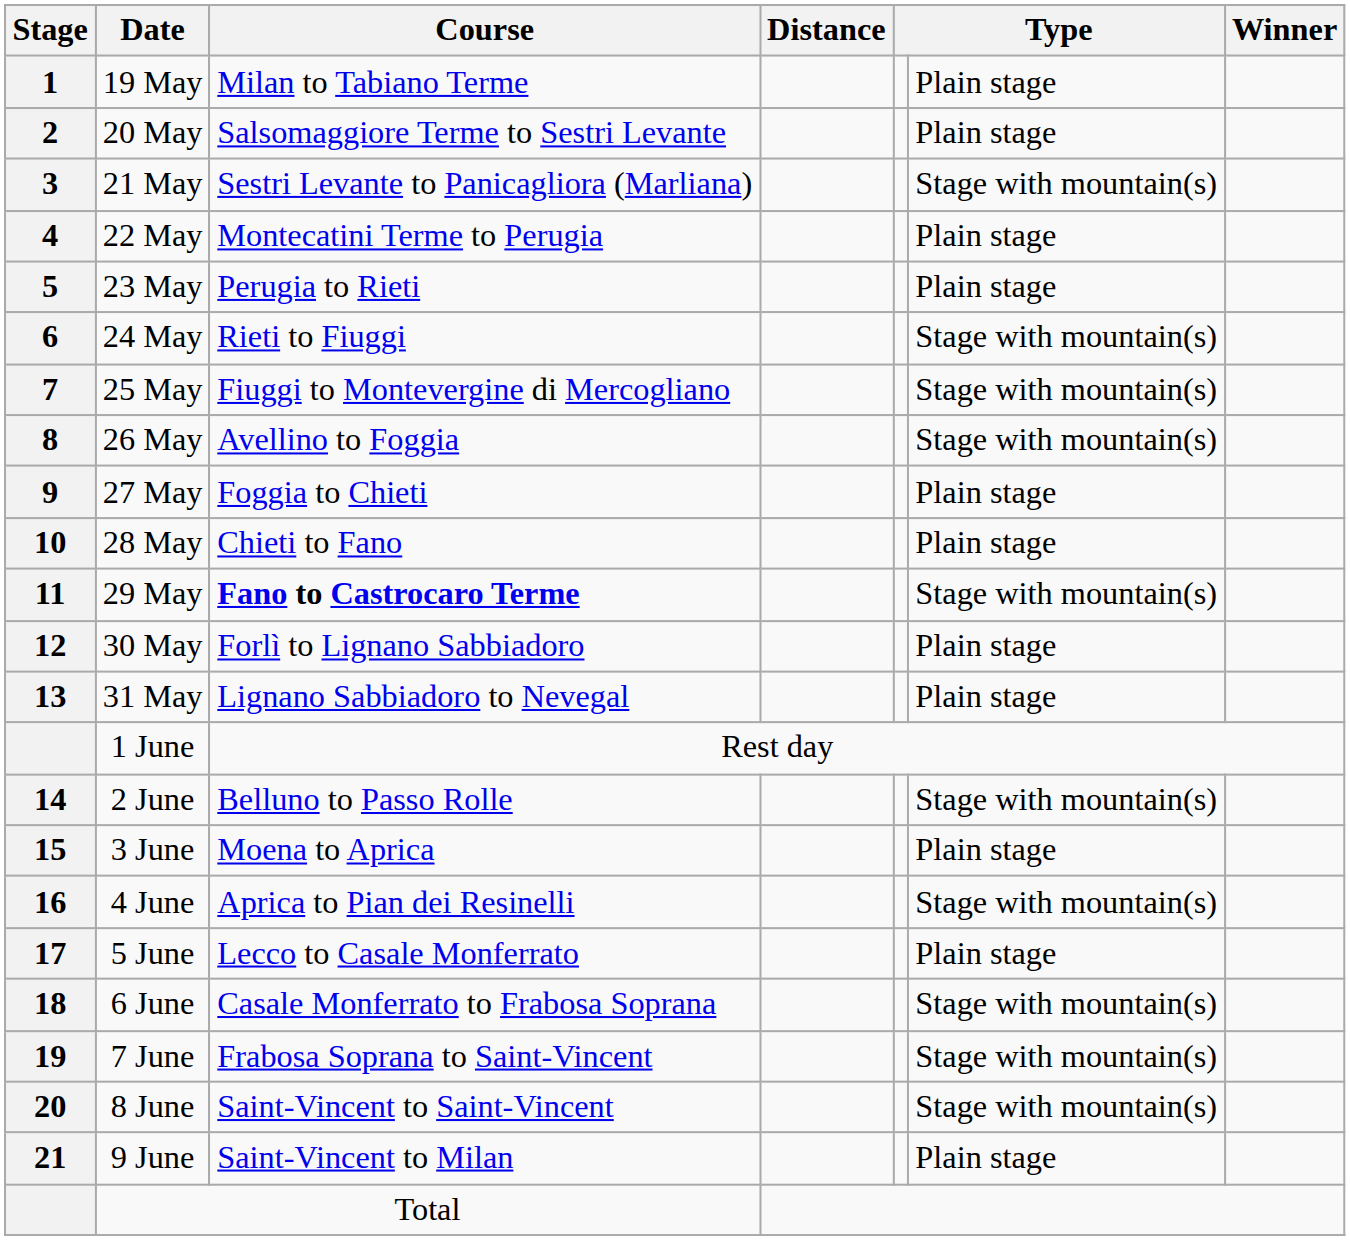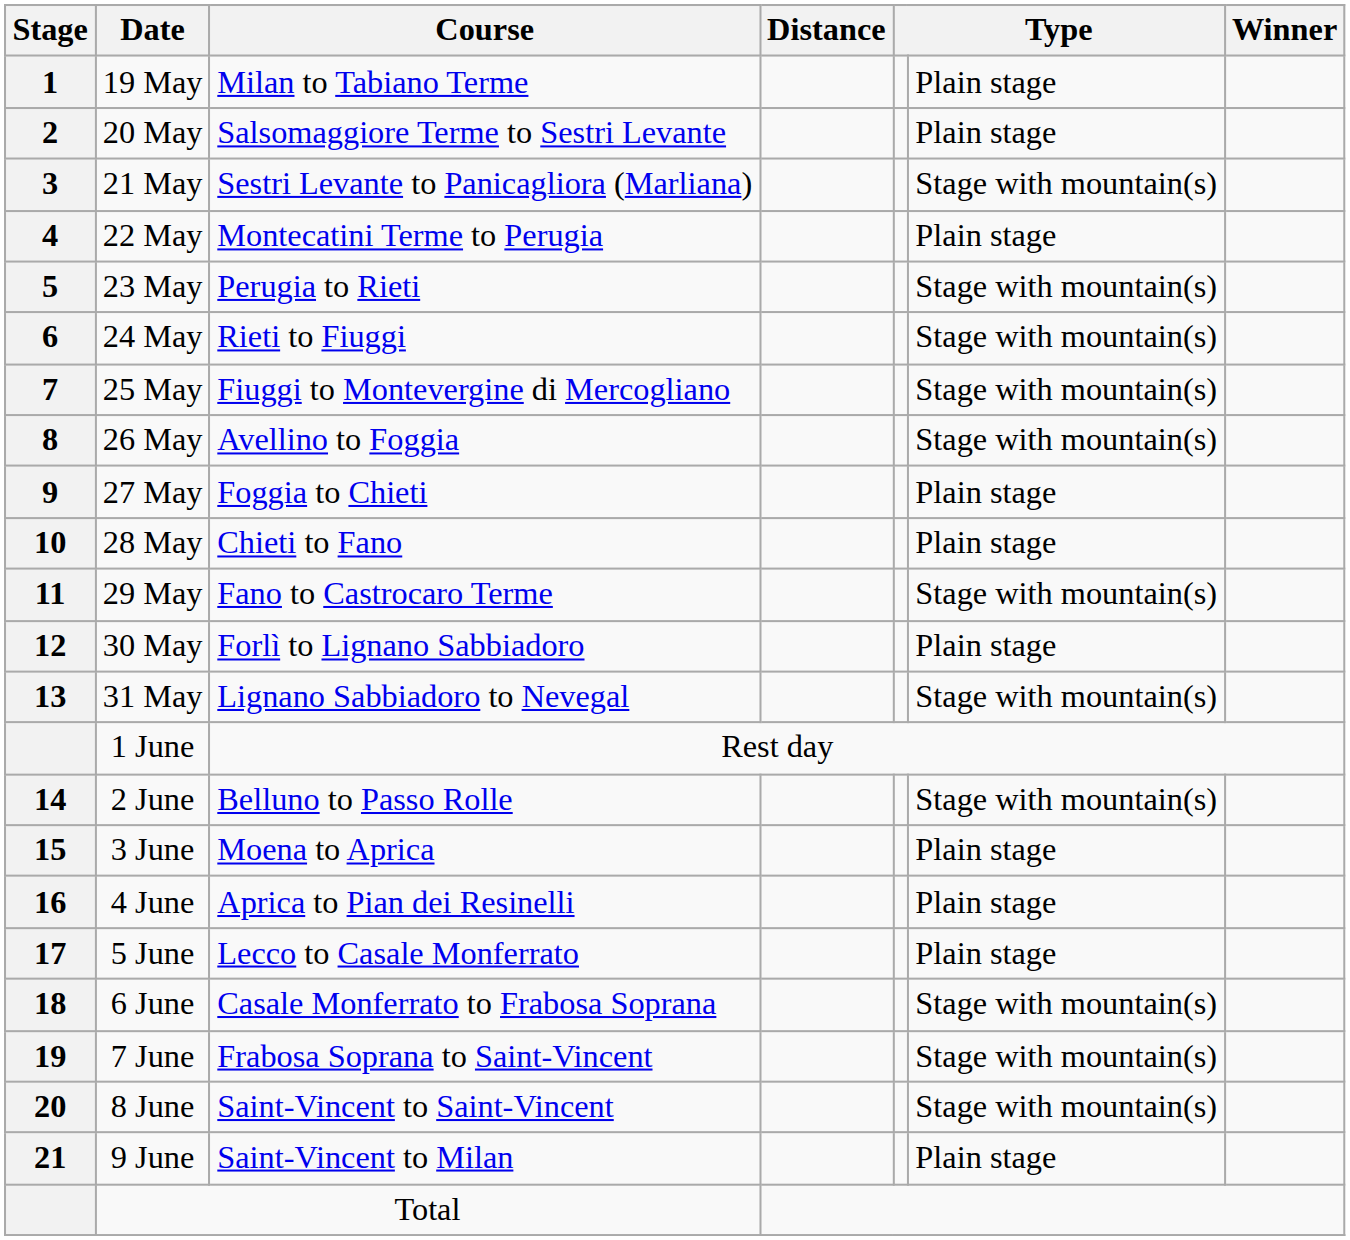(986, 286) Plain stage -> (1066, 286) Stage with mountain(s)
(398, 593) bold -> (385, 593) normal
(986, 696) Plain stage -> (1066, 696) Stage with mountain(s)
(1066, 901) Stage with mountain(s) -> (986, 901) Plain stage
